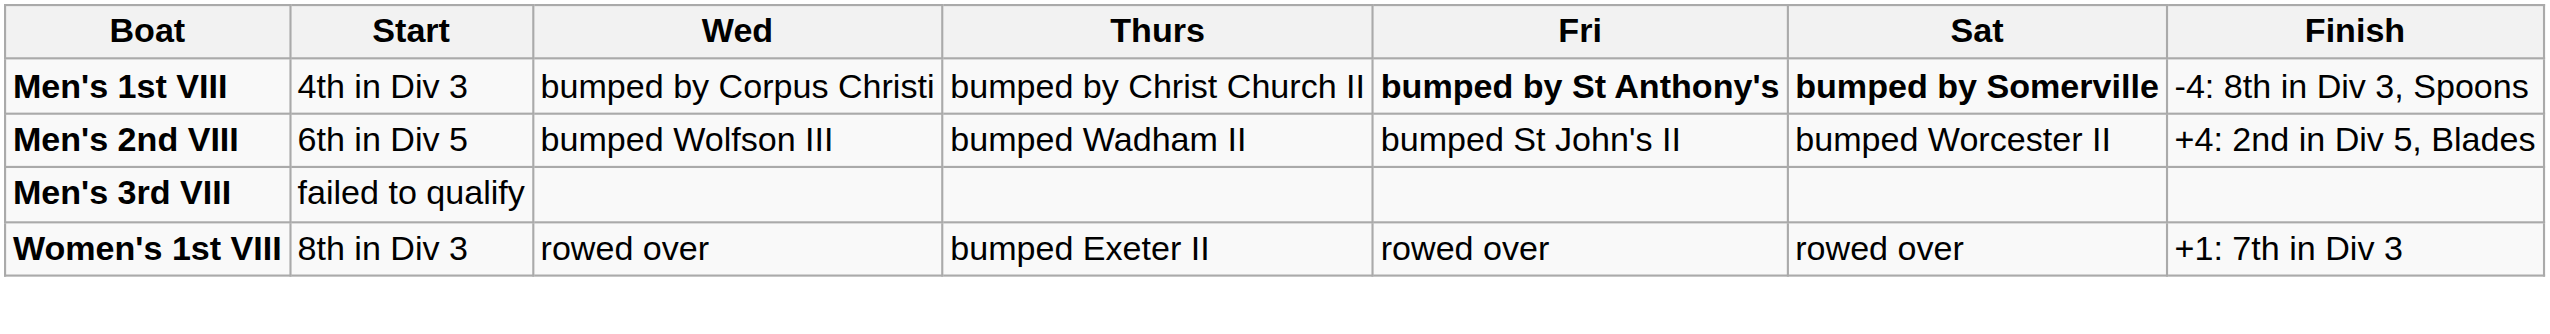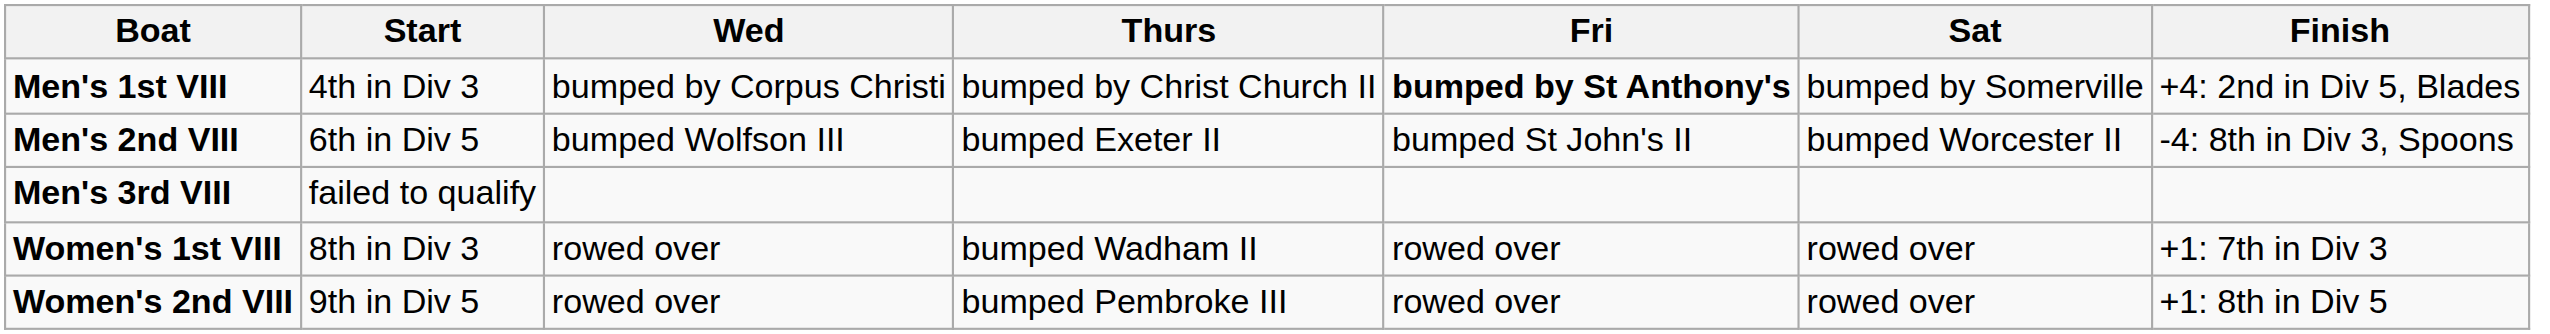(1977, 85) bold -> (1975, 85) normal
(2352, 85) -4: 8th in Div 3, Spoons -> (2340, 85) +4: 2nd in Div 5, Blades
(1098, 139) bumped Wadham II -> (1091, 139) bumped Exeter II
(2355, 139) +4: 2nd in Div 5, Blades -> (2337, 139) -4: 8th in Div 3, Spoons
(1080, 247) bumped Exeter II -> (1110, 247) bumped Wadham II
+ row: (153, 301)
